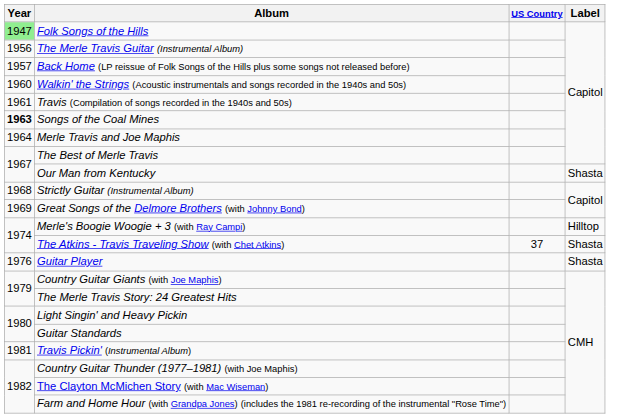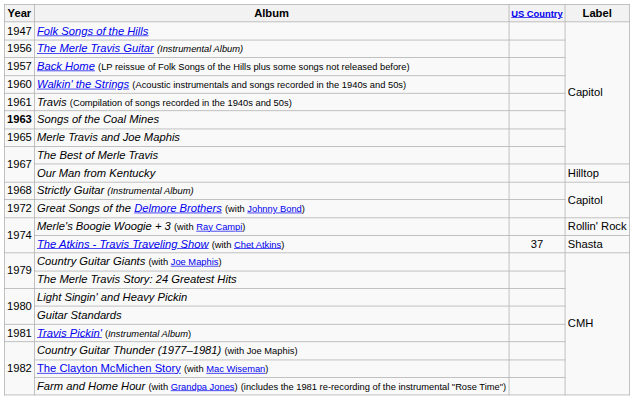(19, 31) lightgreen background -> (19, 31) no background
(19, 137) 1964 -> (19, 137) 1965
(585, 173) Shasta -> (583, 173) Hilltop
(19, 208) 1969 -> (19, 208) 1972
(583, 226) Hilltop -> (597, 226) Rollin' Rock
- row: (70, 262)
